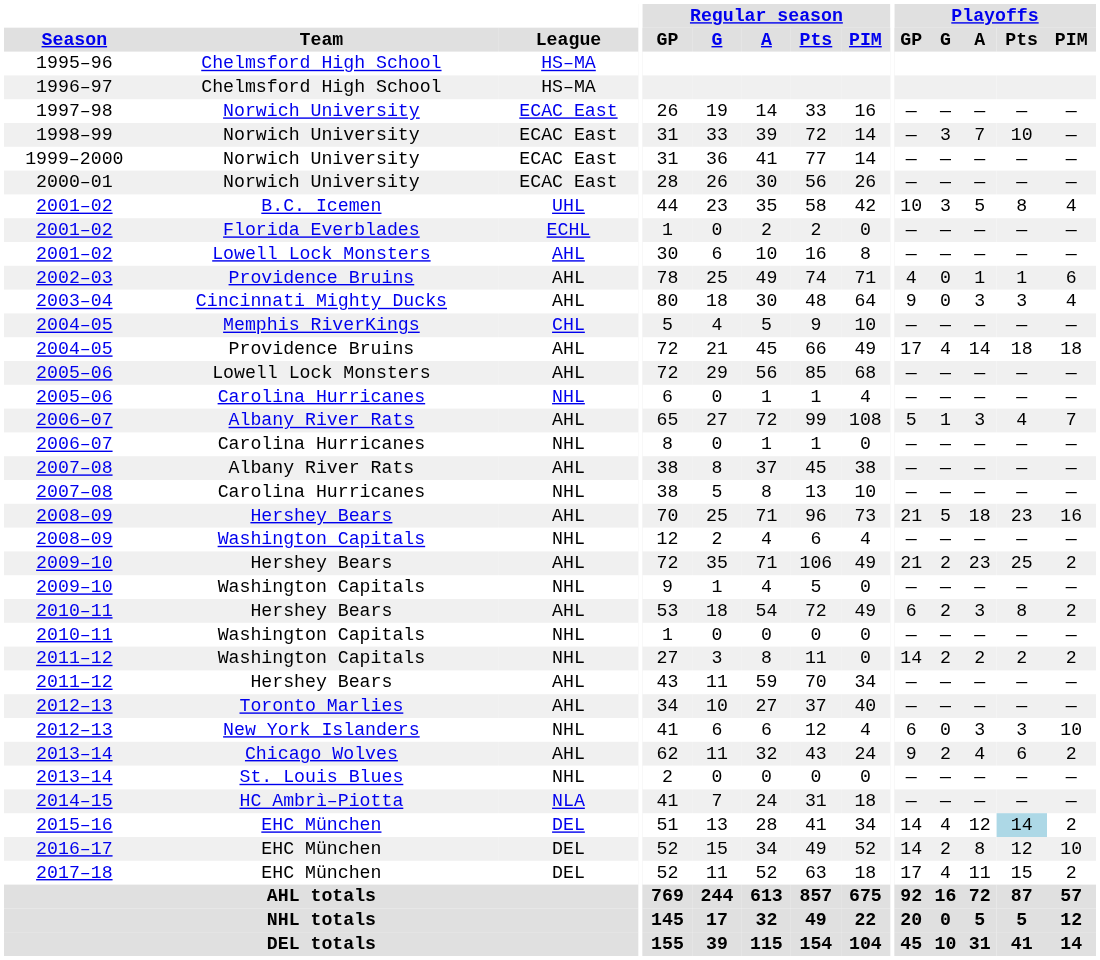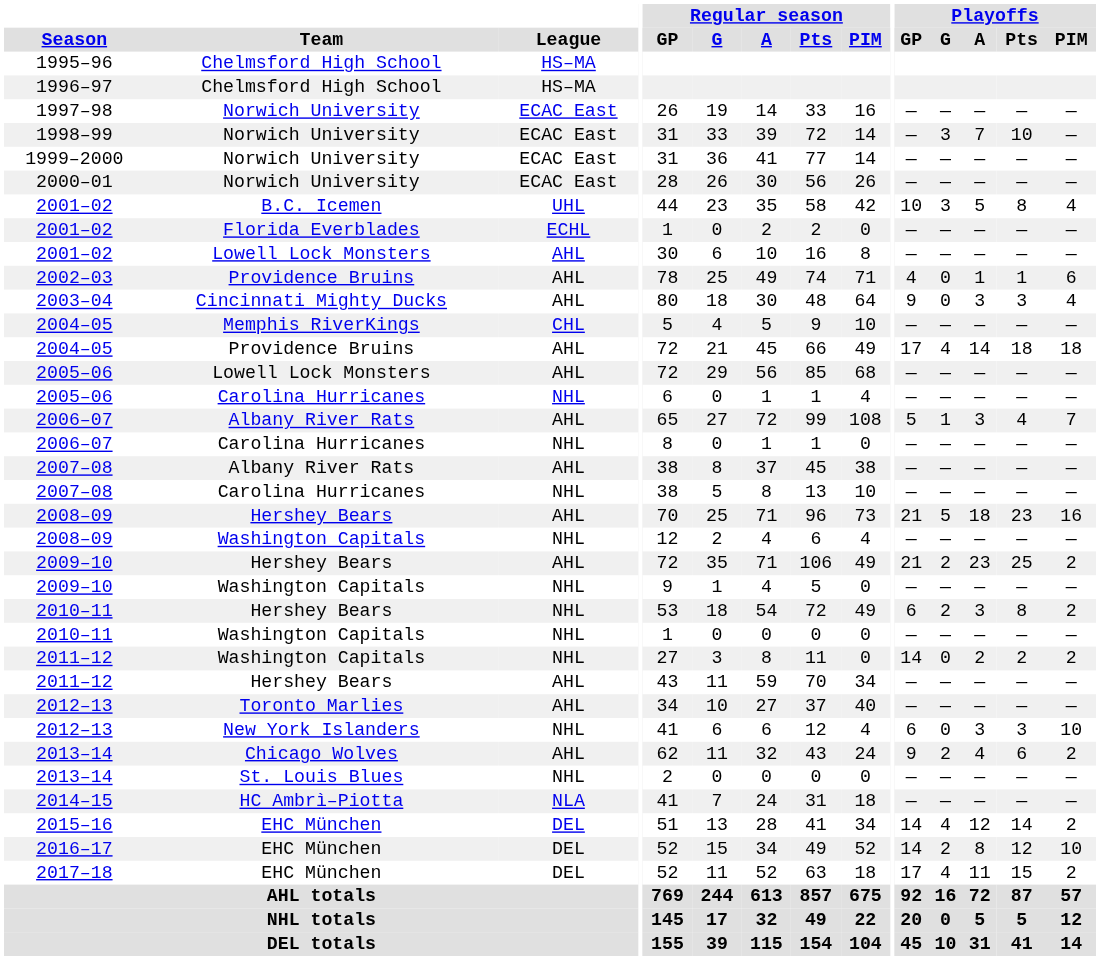(568, 611) AHL -> (568, 611) NHL
(945, 658) 2 -> (945, 658) 0
(1022, 825) lightblue background -> (1022, 825) no background
